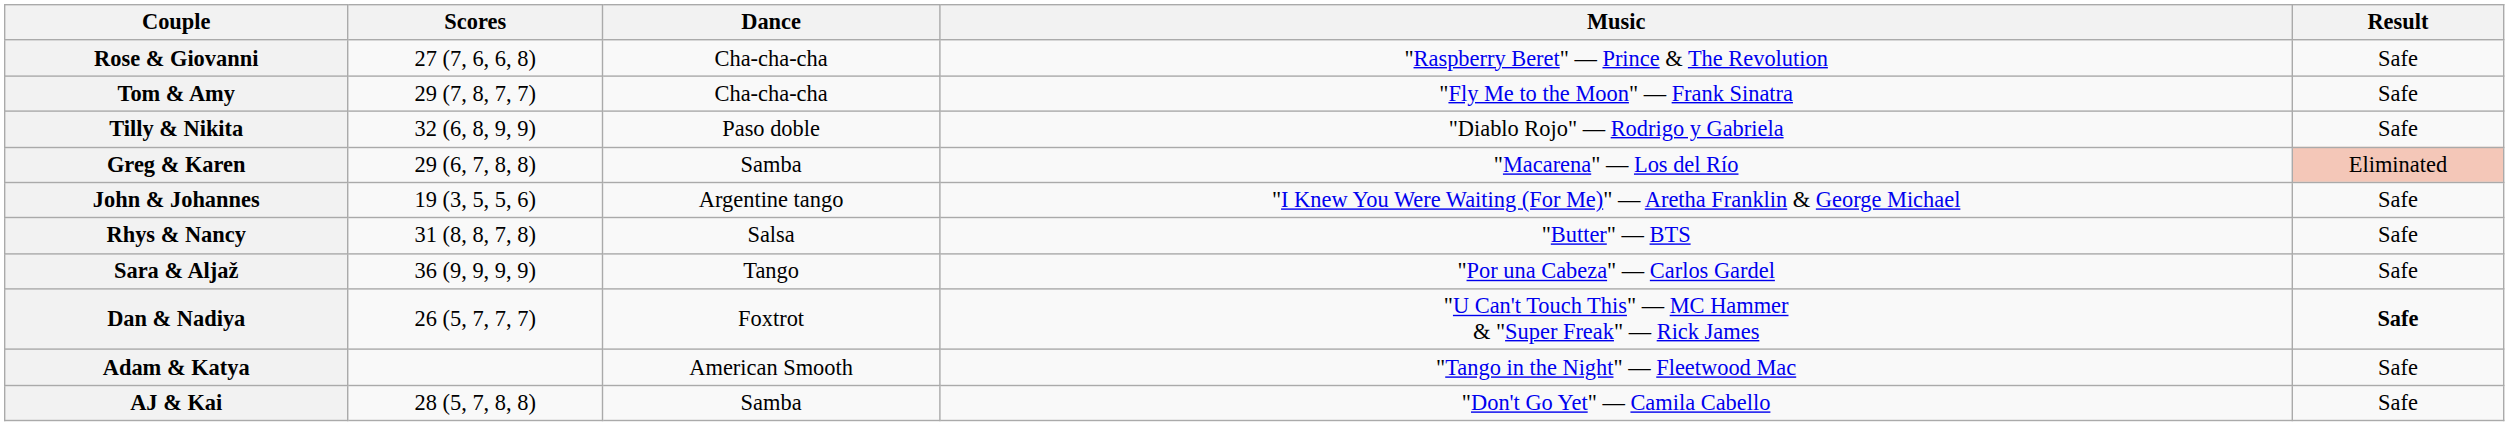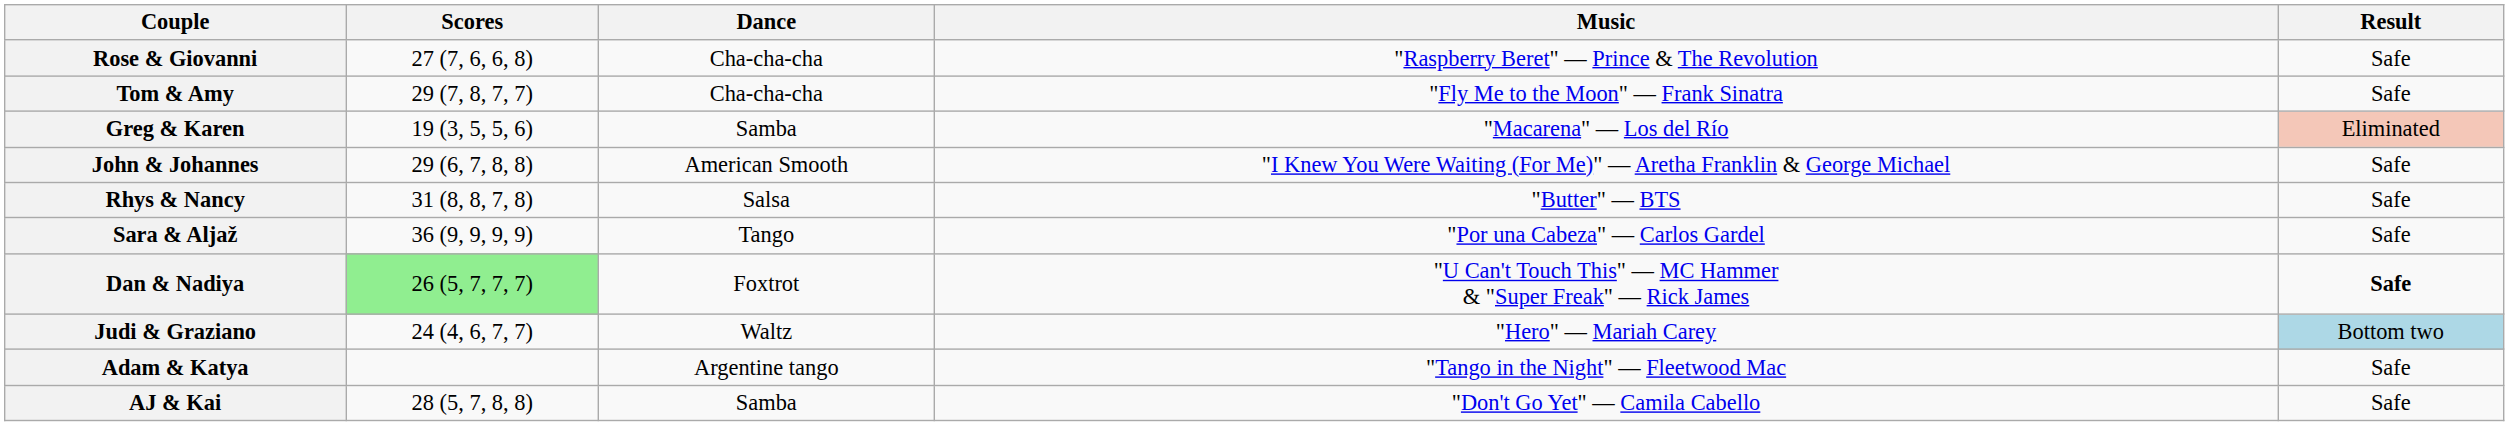- row: (176, 128)
(475, 164) 29 (6, 7, 8, 8) -> (472, 128) 19 (3, 5, 5, 6)
(475, 199) 19 (3, 5, 5, 6) -> (472, 164) 29 (6, 7, 8, 8)
(771, 199) Argentine tango -> (766, 164) American Smooth
(475, 319) no background -> (472, 283) lightgreen background
+ row: (175, 331)
(771, 367) American Smooth -> (766, 367) Argentine tango
